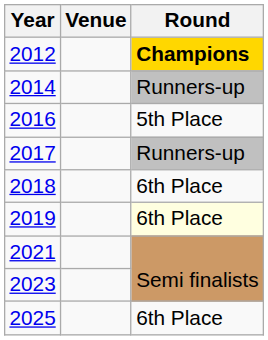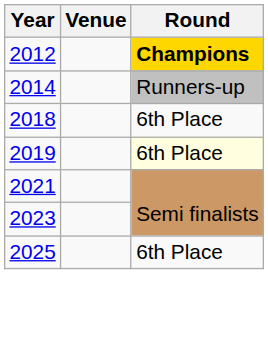- row: (33, 119)
- row: (33, 152)
